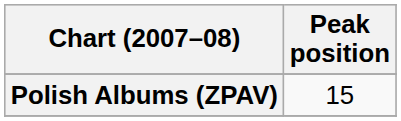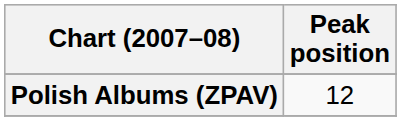(340, 94) 15 -> (340, 94) 12
